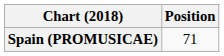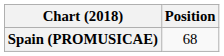(190, 39) 71 -> (190, 39) 68
